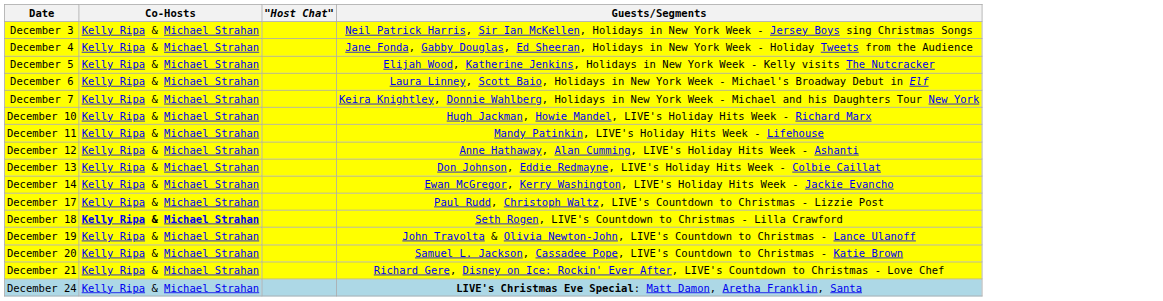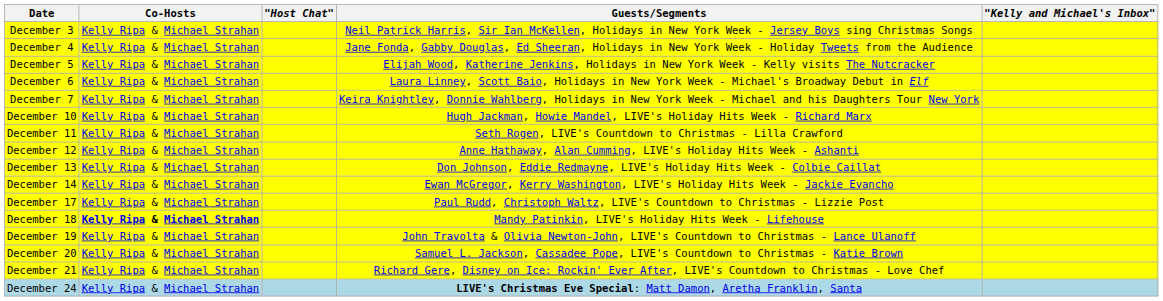+ column: (1070, 13)
(659, 133) Mandy Patinkin, LIVE's Holiday Hits Week - Lifehouse -> (659, 133) Seth Rogen, LIVE's Countdown to Christmas - Lilla Crawford
(659, 219) Seth Rogen, LIVE's Countdown to Christmas - Lilla Crawford -> (659, 219) Mandy Patinkin, LIVE's Holiday Hits Week - Lifehouse
